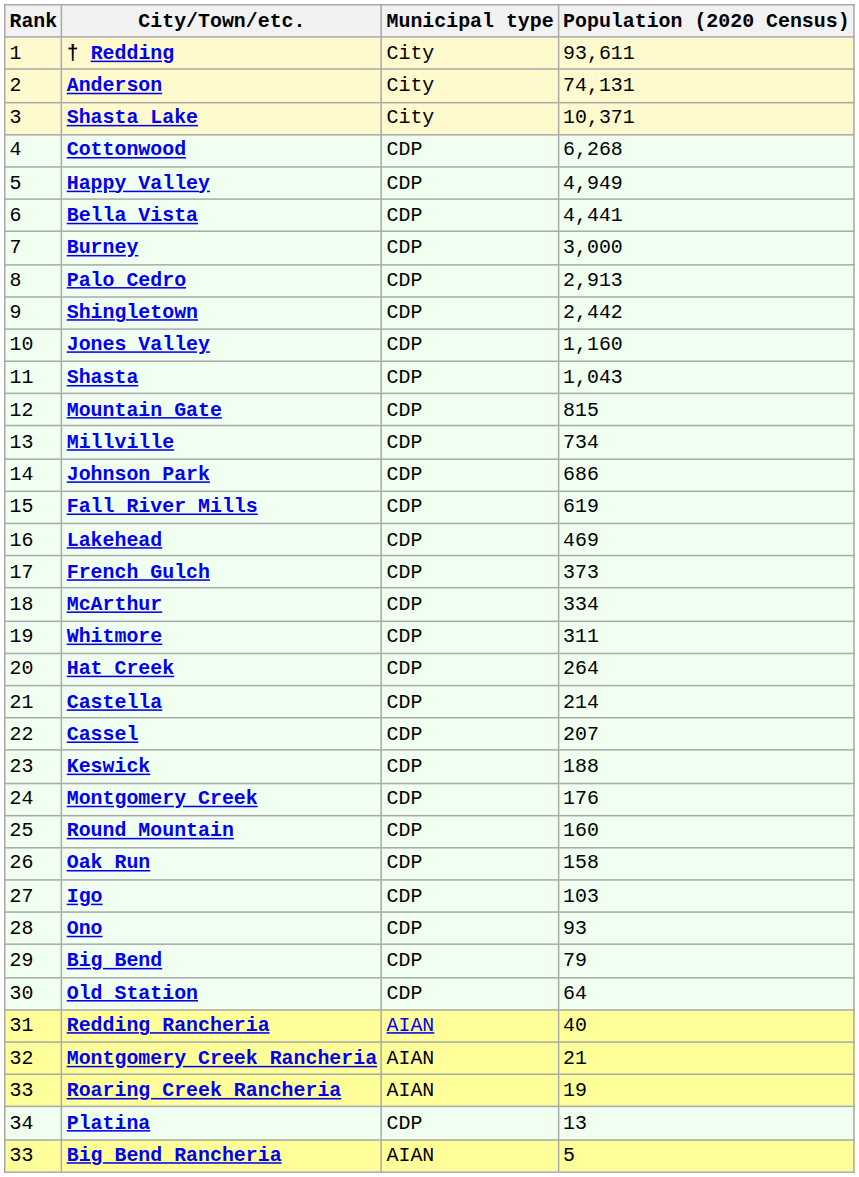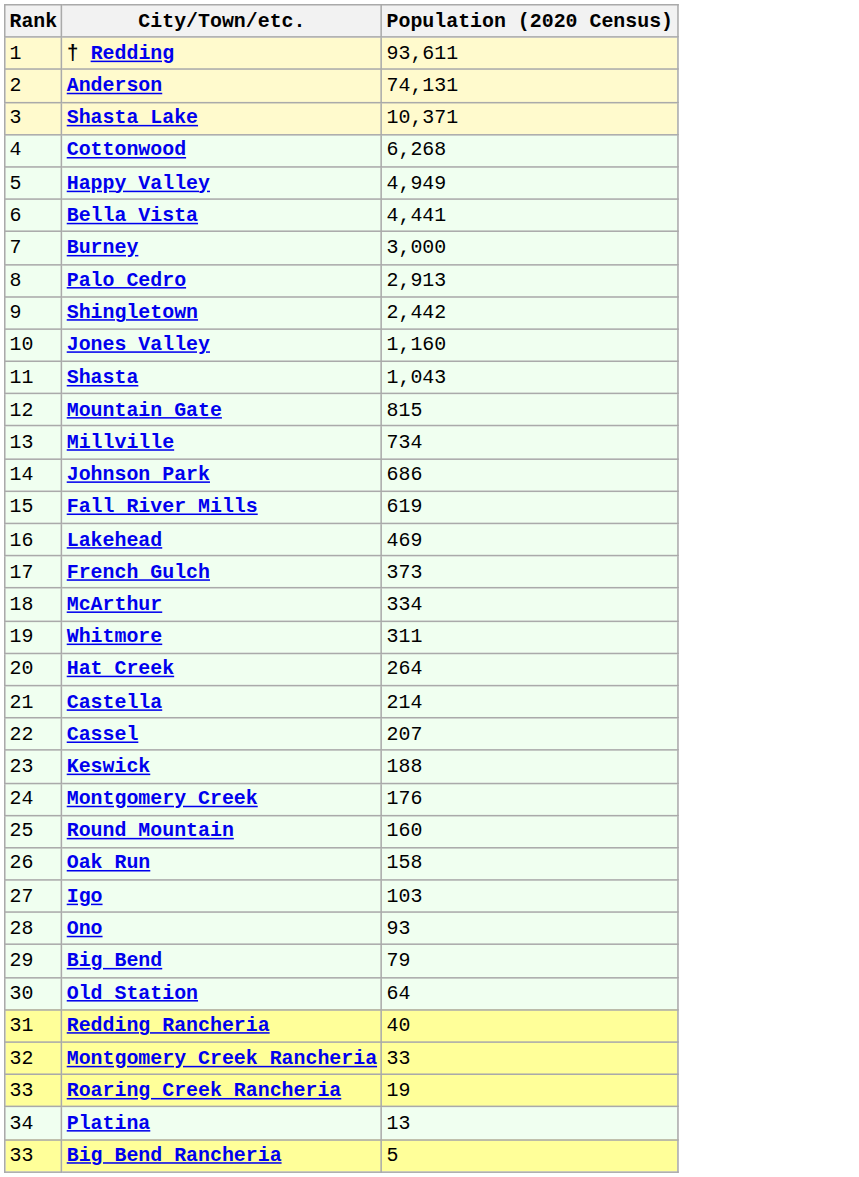- column: (470, 21)
(575, 1058) 21 -> (398, 1058) 33
